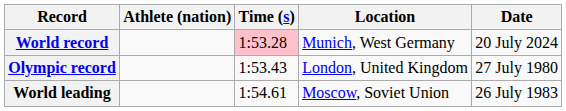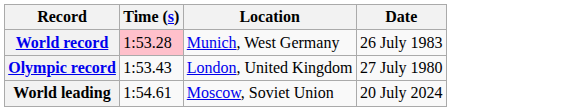- column: (177, 17)
(517, 42) 20 July 2024 -> (401, 42) 26 July 1983
(517, 93) 26 July 1983 -> (401, 93) 20 July 2024
